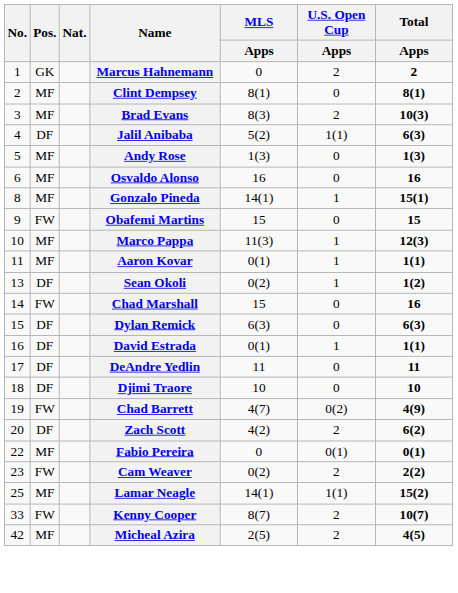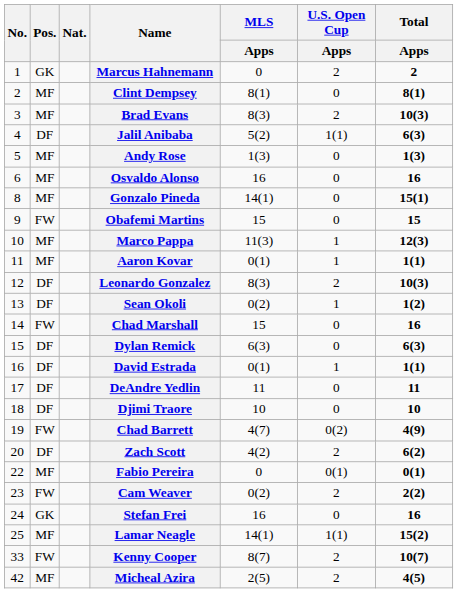(336, 198) 1 -> (336, 198) 0
+ row: (155, 282)
+ row: (155, 514)
